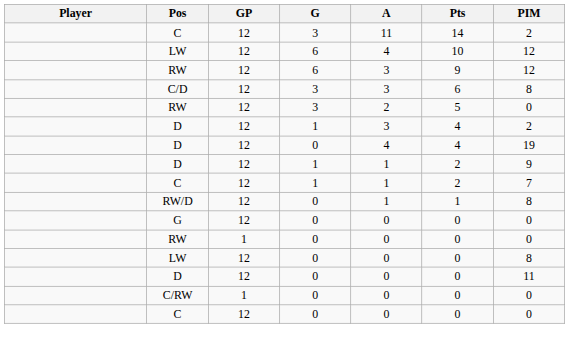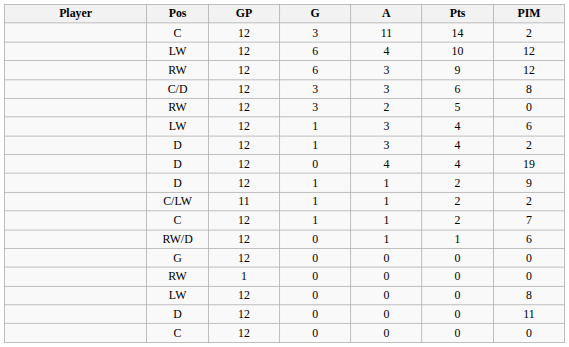+ row: (178, 126)
+ row: (178, 201)
(529, 201) 8 -> (529, 239) 6
- row: (178, 295)
